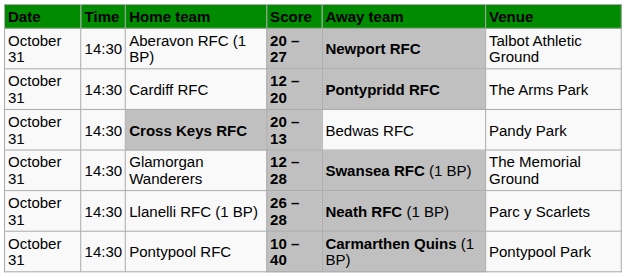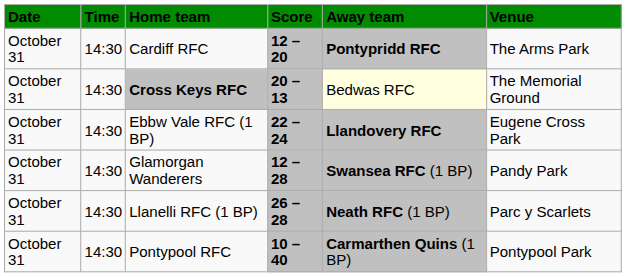- row: (188, 49)
(370, 130) no background -> (370, 89) lightyellow background
(528, 130) Pandy Park -> (536, 89) The Memorial Ground
+ row: (191, 130)
(535, 171) The Memorial Ground -> (529, 171) Pandy Park
